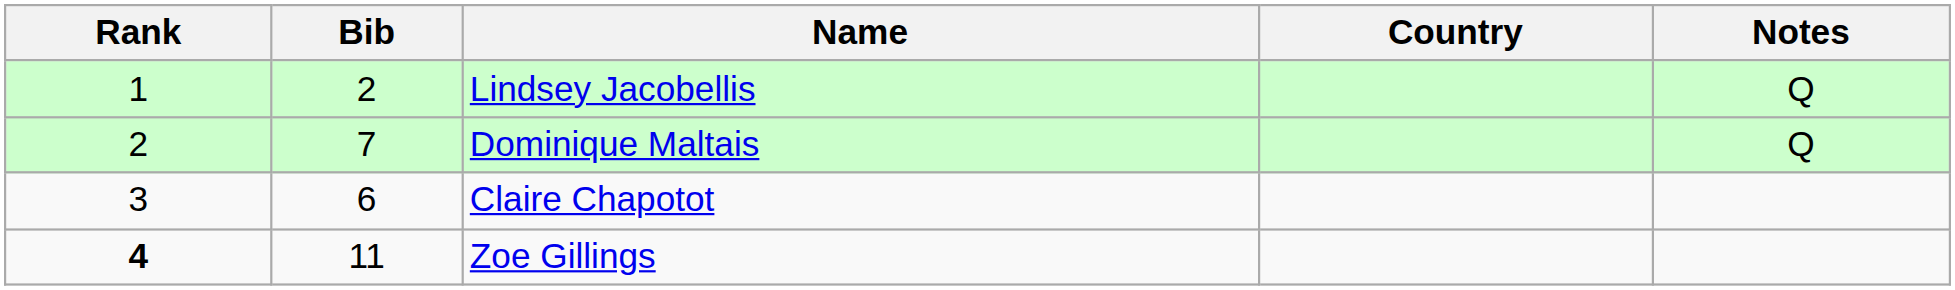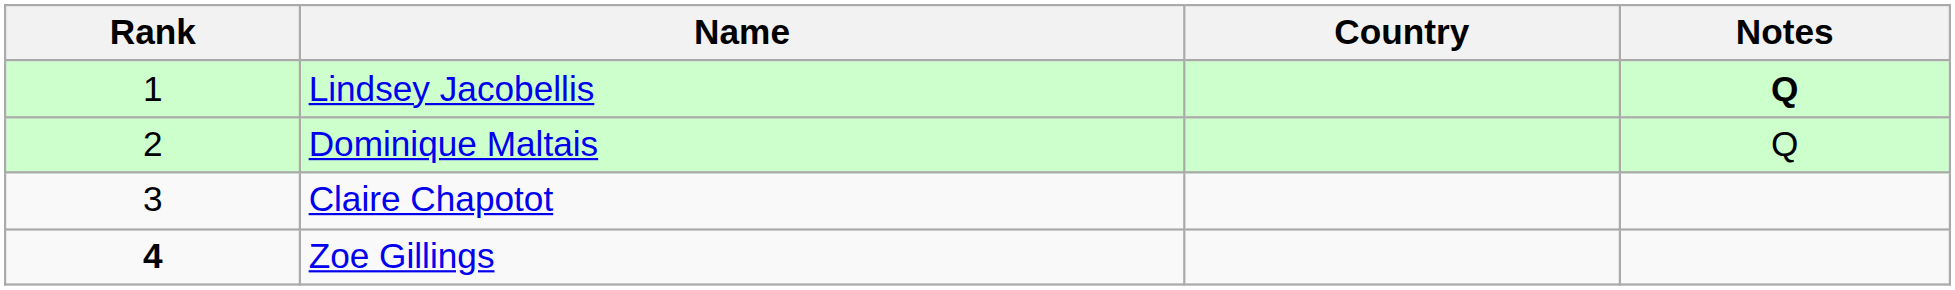- column: (367, 32)
(1801, 88) normal -> (1785, 88) bold
